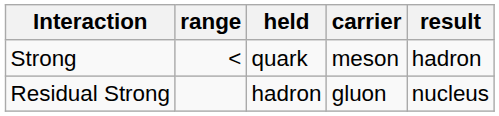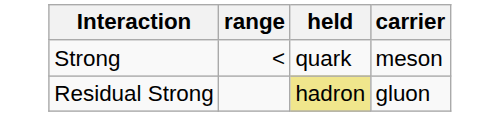- column: (450, 22)
(286, 93) no background -> (330, 93) khaki background
